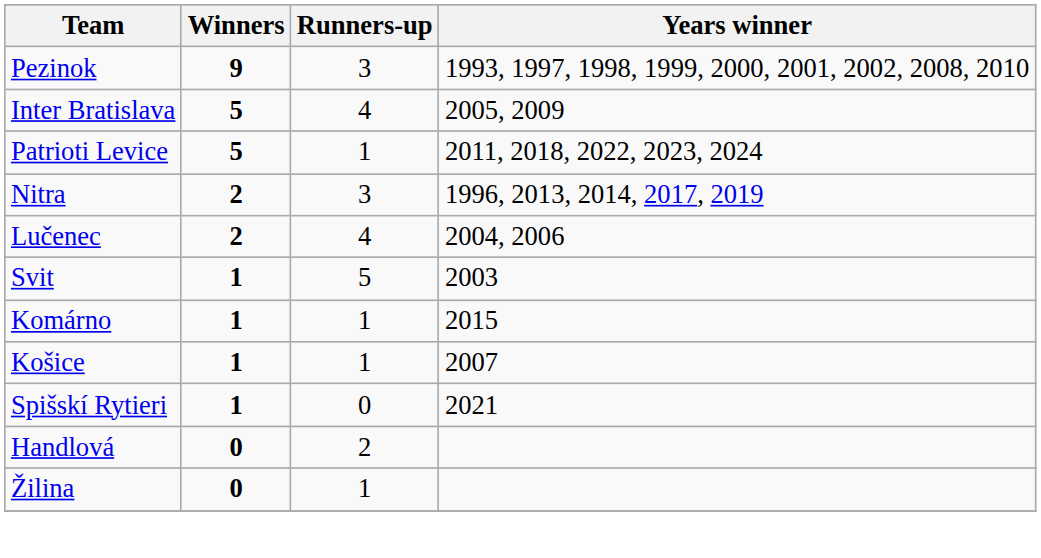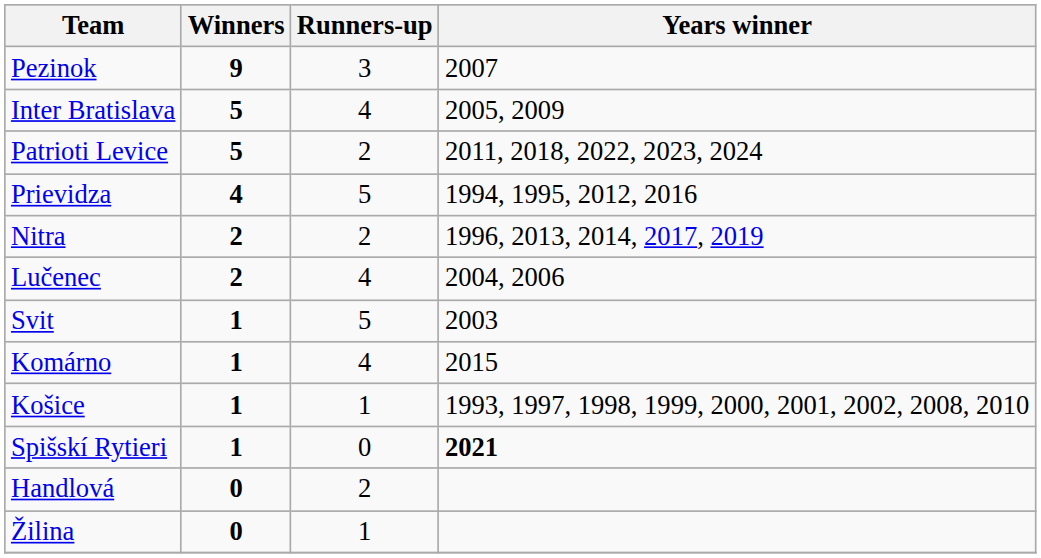(737, 67) 1993, 1997, 1998, 1999, 2000, 2001, 2002, 2008, 2010 -> (471, 67) 2007
(365, 151) 1 -> (365, 151) 2
+ row: (61, 194)
(365, 194) 3 -> (365, 236) 2
(365, 320) 1 -> (365, 362) 4
(471, 362) 2007 -> (737, 404) 1993, 1997, 1998, 1999, 2000, 2001, 2002, 2008, 2010
(471, 404) normal -> (471, 446) bold
